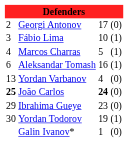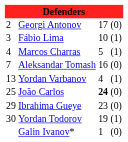(9, 65) 6 -> (9, 65) 7
(116, 65) (1) -> (116, 65) (0)
(116, 78) (0) -> (116, 78) (1)
(11, 92) bold -> (11, 92) normal
